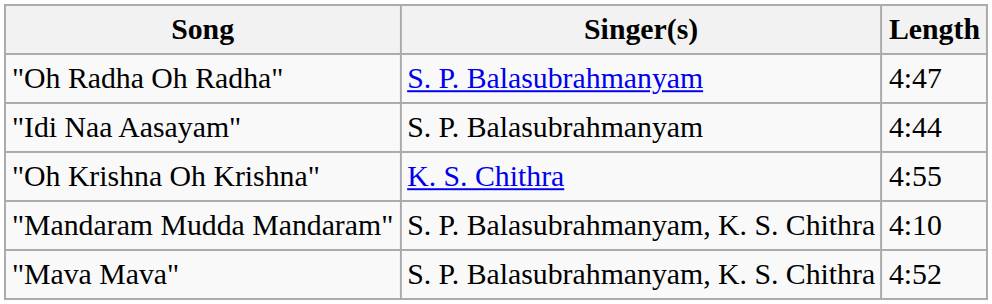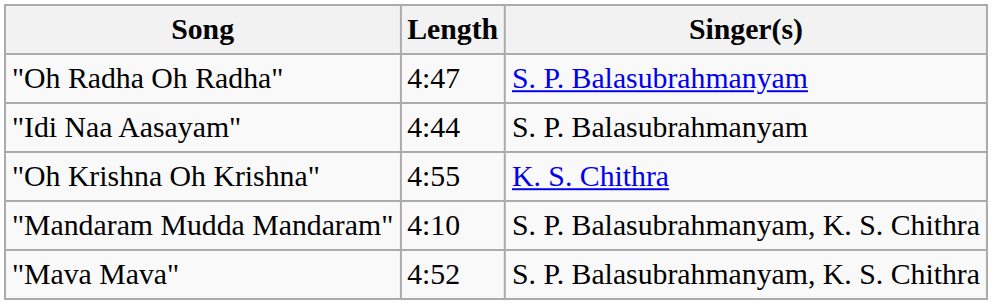columns swapped: (641, 29) <-> (934, 29)
